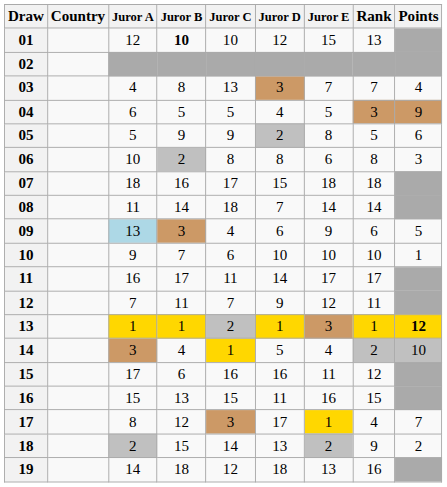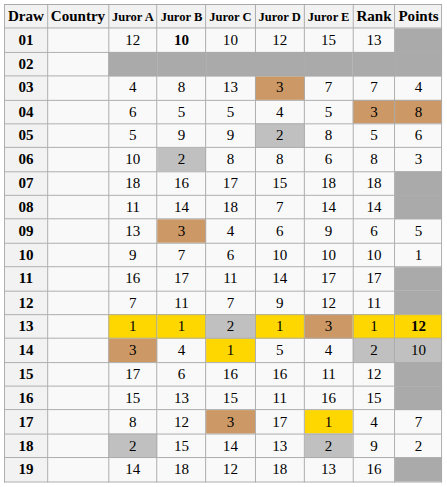(418, 111) 9 -> (418, 111) 8
(133, 231) lightblue background -> (133, 231) no background
